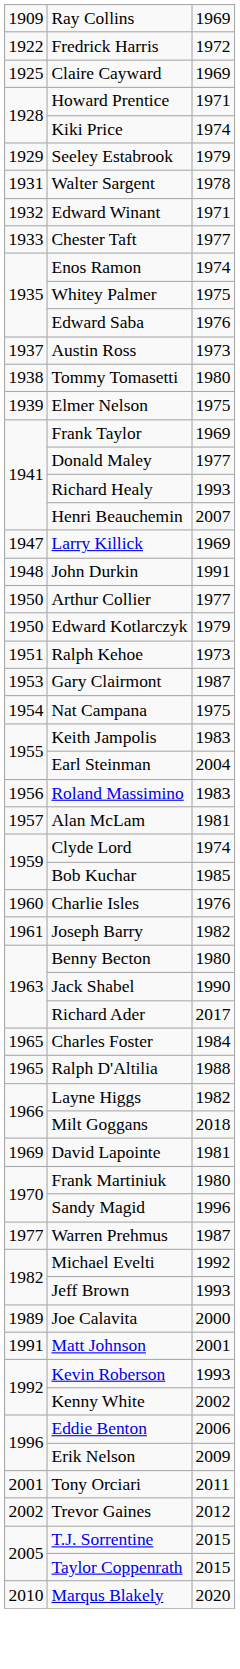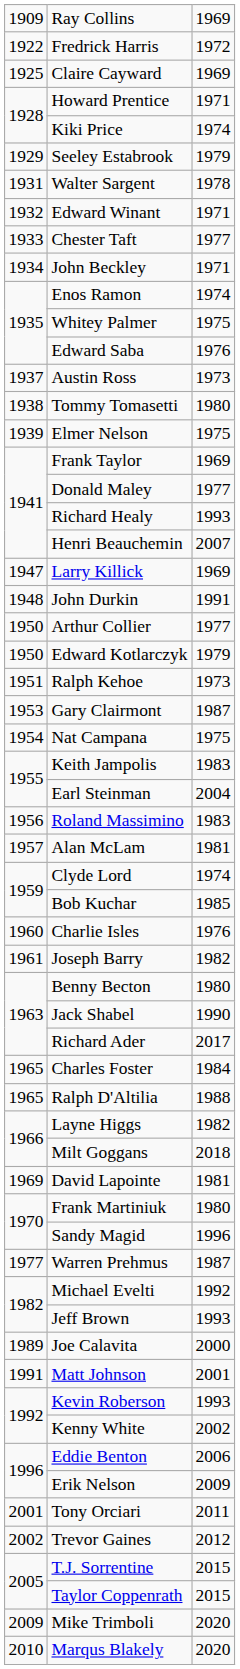+ row: (99, 267)
+ row: (103, 1622)
